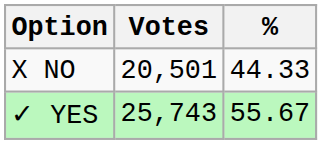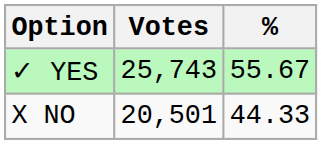rows swapped: (55, 116) <-> (44, 70)
